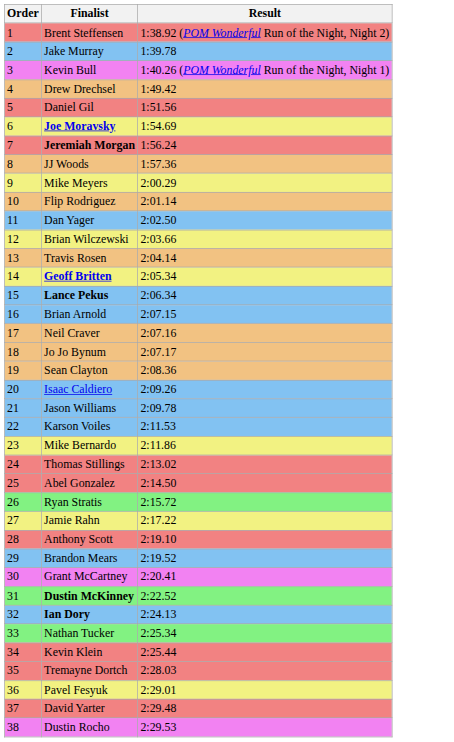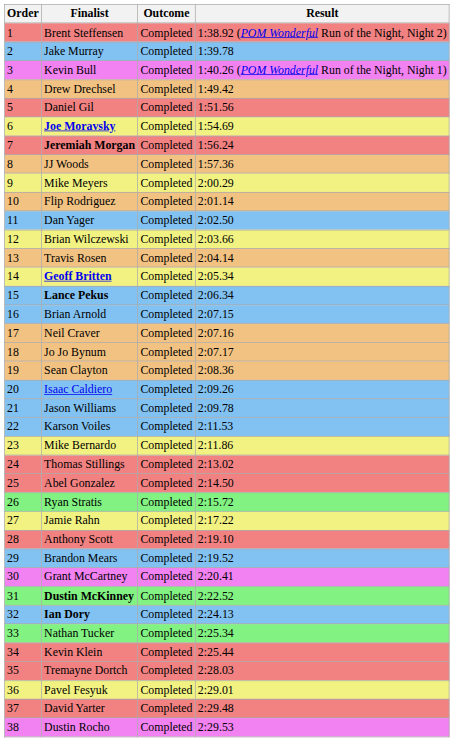+ column: (166, 13)
